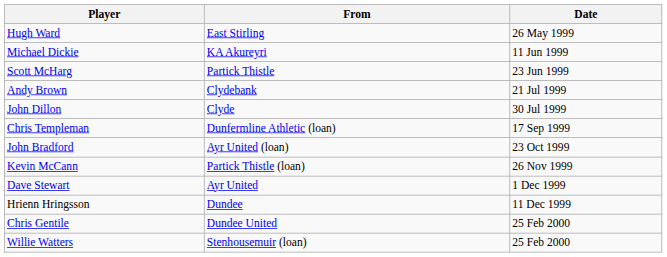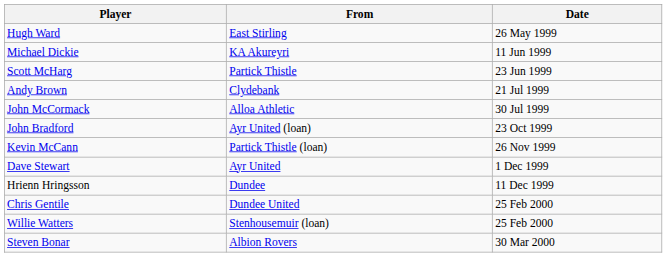- row: (34, 109)
+ row: (48, 109)
- row: (48, 128)
+ row: (38, 242)
